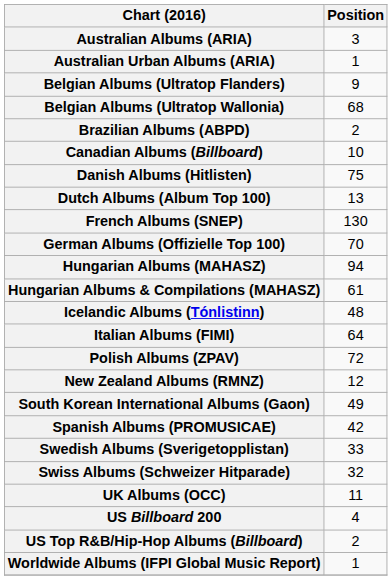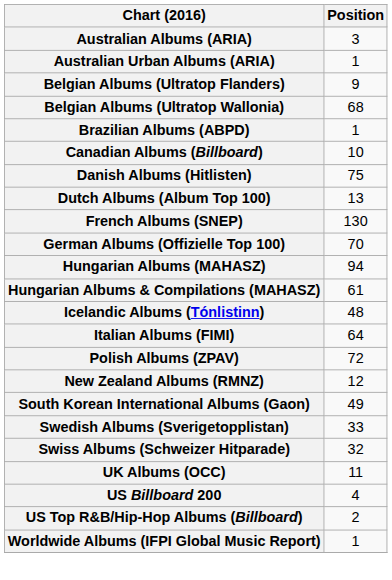(356, 130) 2 -> (356, 130) 1
- row: (164, 426)
